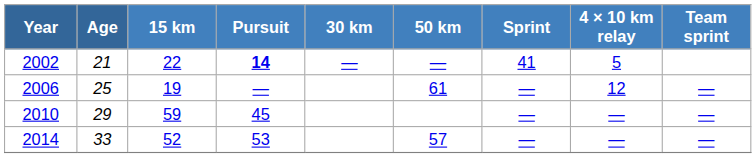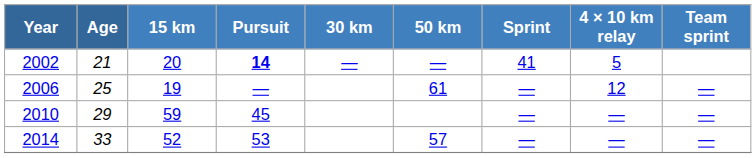(172, 62) 22 -> (172, 62) 20
